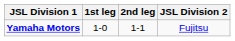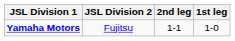columns swapped: (100, 12) <-> (194, 12)
